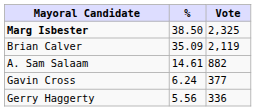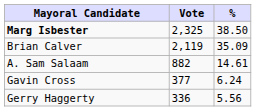columns swapped: (228, 13) <-> (187, 13)
